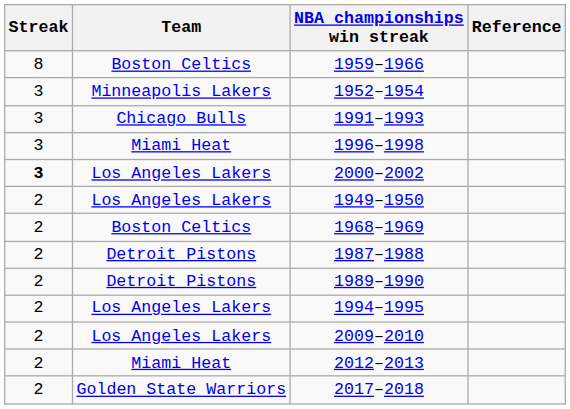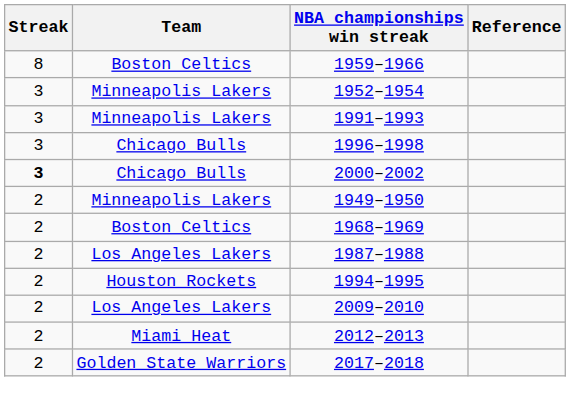(181, 119) Chicago Bulls -> (181, 119) Minneapolis Lakers
(181, 146) Miami Heat -> (181, 146) Chicago Bulls
(181, 173) Los Angeles Lakers -> (181, 173) Chicago Bulls
(181, 200) Los Angeles Lakers -> (181, 200) Minneapolis Lakers
(181, 254) Detroit Pistons -> (181, 254) Los Angeles Lakers
- row: (379, 281)
(181, 309) Los Angeles Lakers -> (181, 281) Houston Rockets
